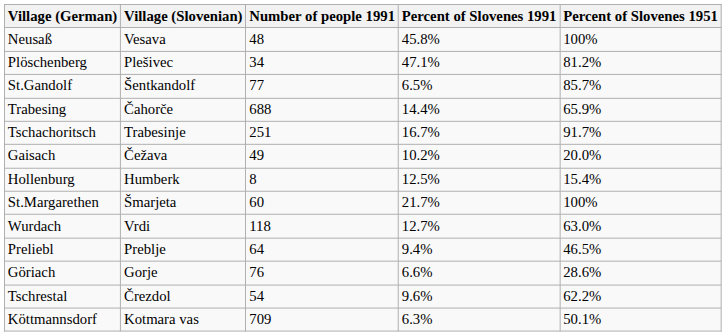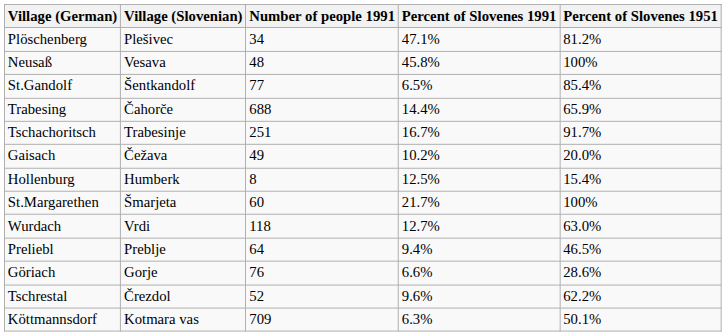rows swapped: (30, 39) <-> (47, 62)
(582, 86) 85.7% -> (582, 86) 85.4%
(257, 296) 54 -> (257, 296) 52
